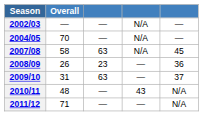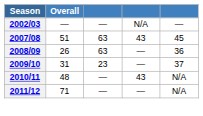- row: (25, 37)
(65, 51) 58 -> (65, 37) 51
(141, 51) N/A -> (141, 37) 43
(103, 64) 23 -> (103, 51) 63
(103, 77) 63 -> (103, 64) 23
